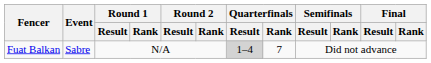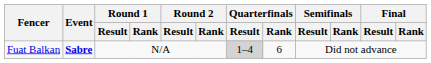(78, 50) normal -> (79, 50) bold
(279, 50) 7 -> (279, 50) 6
